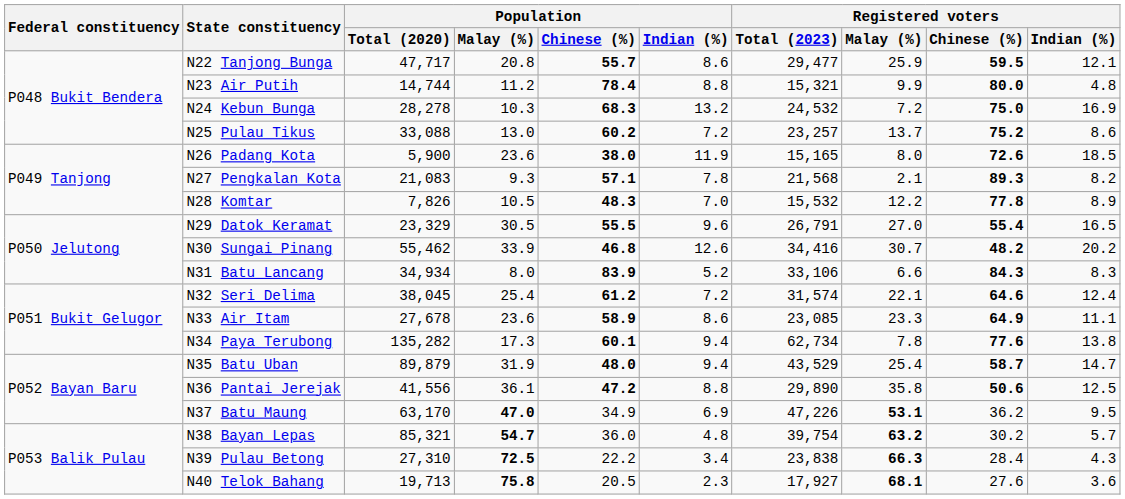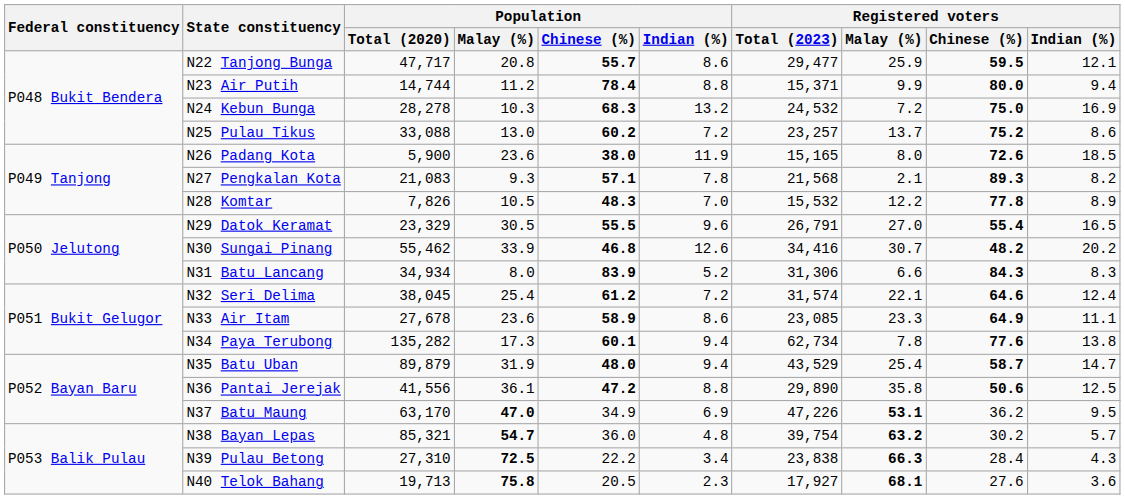(813, 86) 15,321 -> (813, 86) 15,371
(1103, 86) 4.8 -> (1103, 86) 9.4
(813, 273) 33,106 -> (813, 273) 31,306
